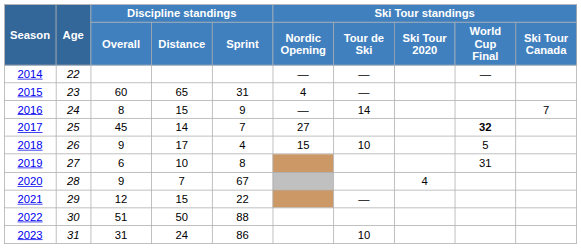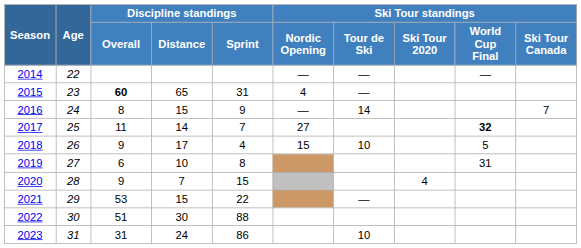(121, 92) normal -> (121, 92) bold
(121, 128) 45 -> (121, 128) 11
(242, 181) 67 -> (242, 181) 15
(121, 199) 12 -> (121, 199) 53
(182, 217) 50 -> (182, 217) 30
